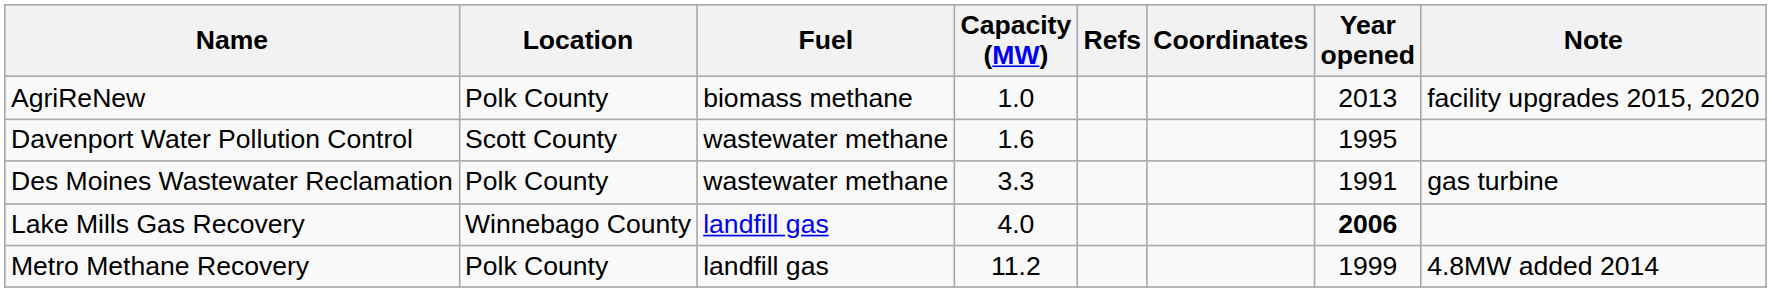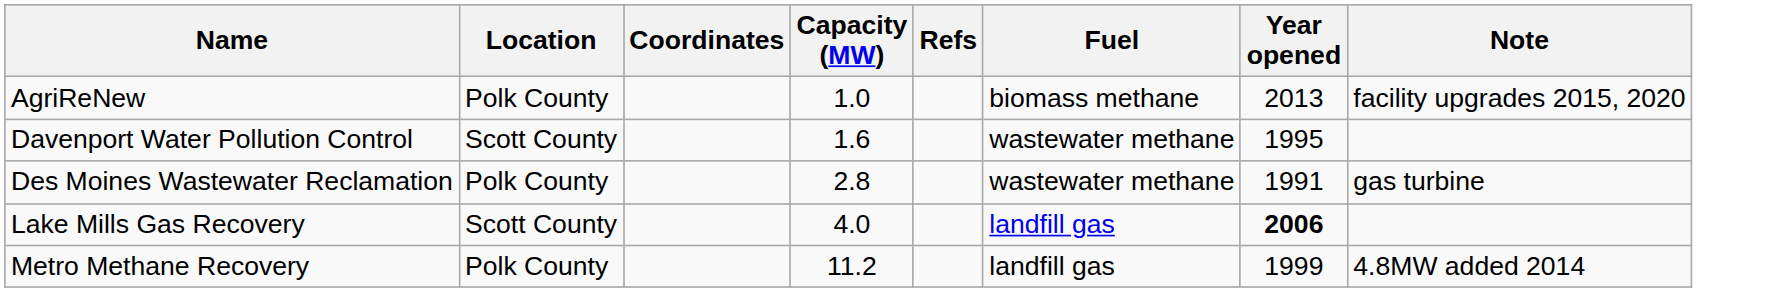columns swapped: (1231, 40) <-> (826, 40)
(1016, 181) 3.3 -> (852, 181) 2.8
(578, 223) Winnebago County -> (541, 223) Scott County
